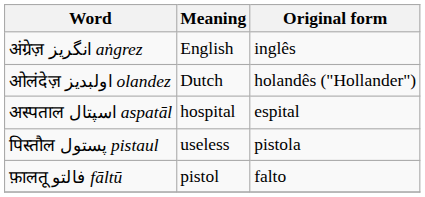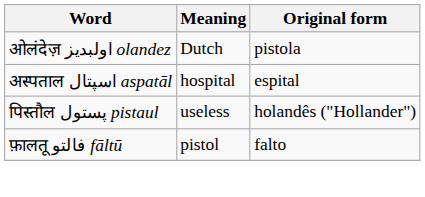- row: (76, 49)
(335, 80) holandês ("Hollander") -> (277, 48) pistola
(277, 144) pistola -> (335, 112) holandês ("Hollander")
